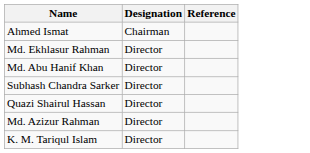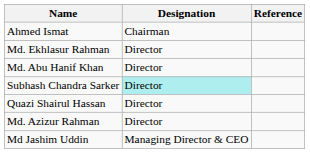(143, 85) no background -> (143, 85) paleturquoise background
- row: (52, 139)
+ row: (48, 139)
